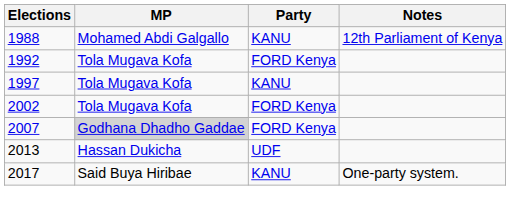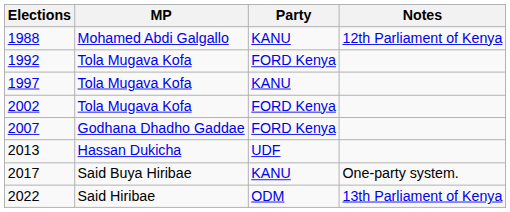(161, 128) lightgrey background -> (161, 128) no background
+ row: (24, 196)
